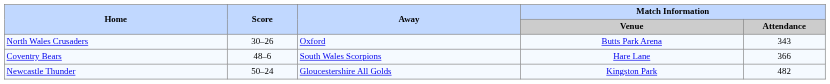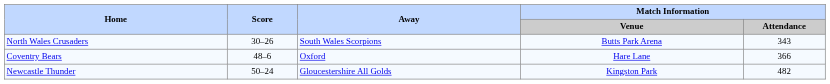(313, 41) Oxford -> (341, 41) South Wales Scorpions
(341, 56) South Wales Scorpions -> (313, 56) Oxford
